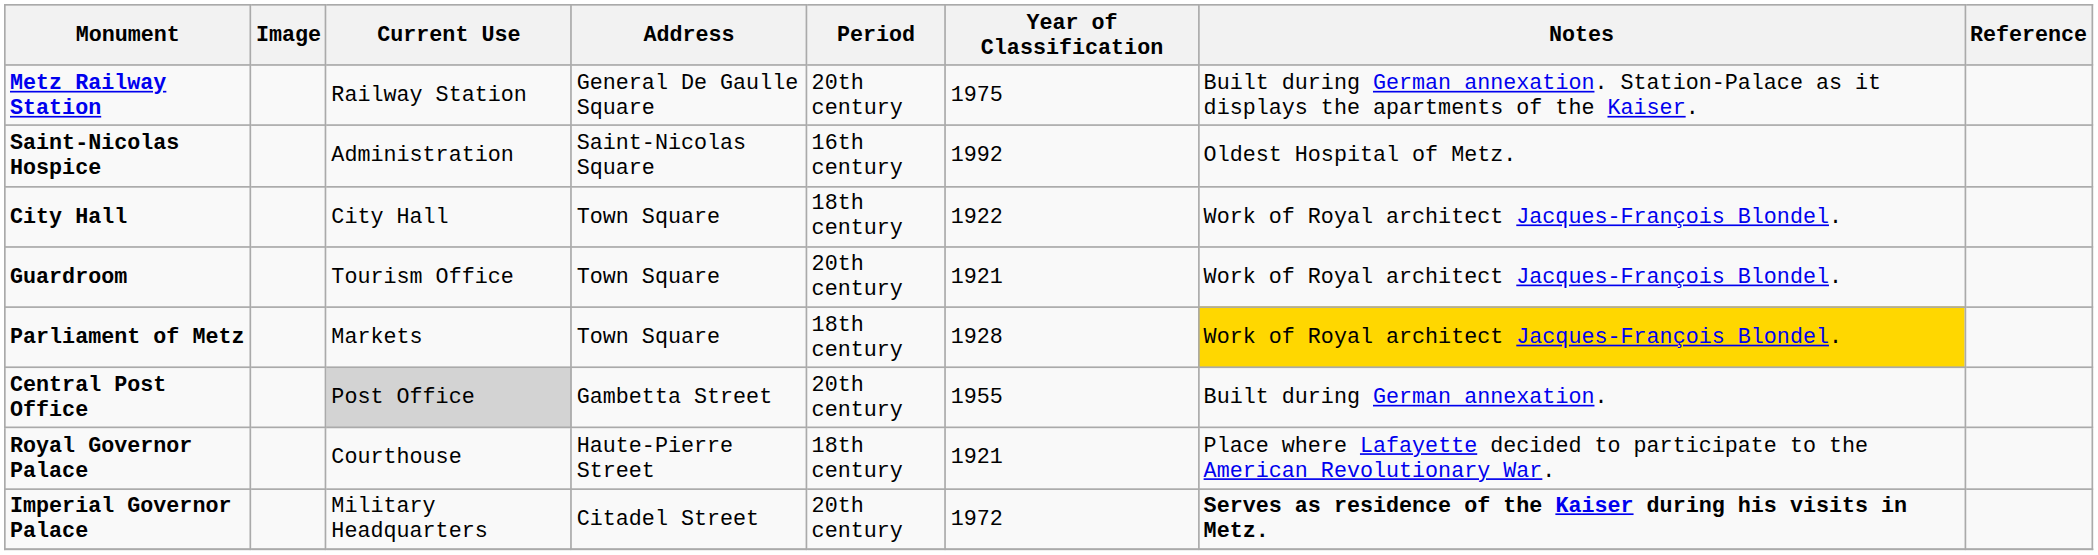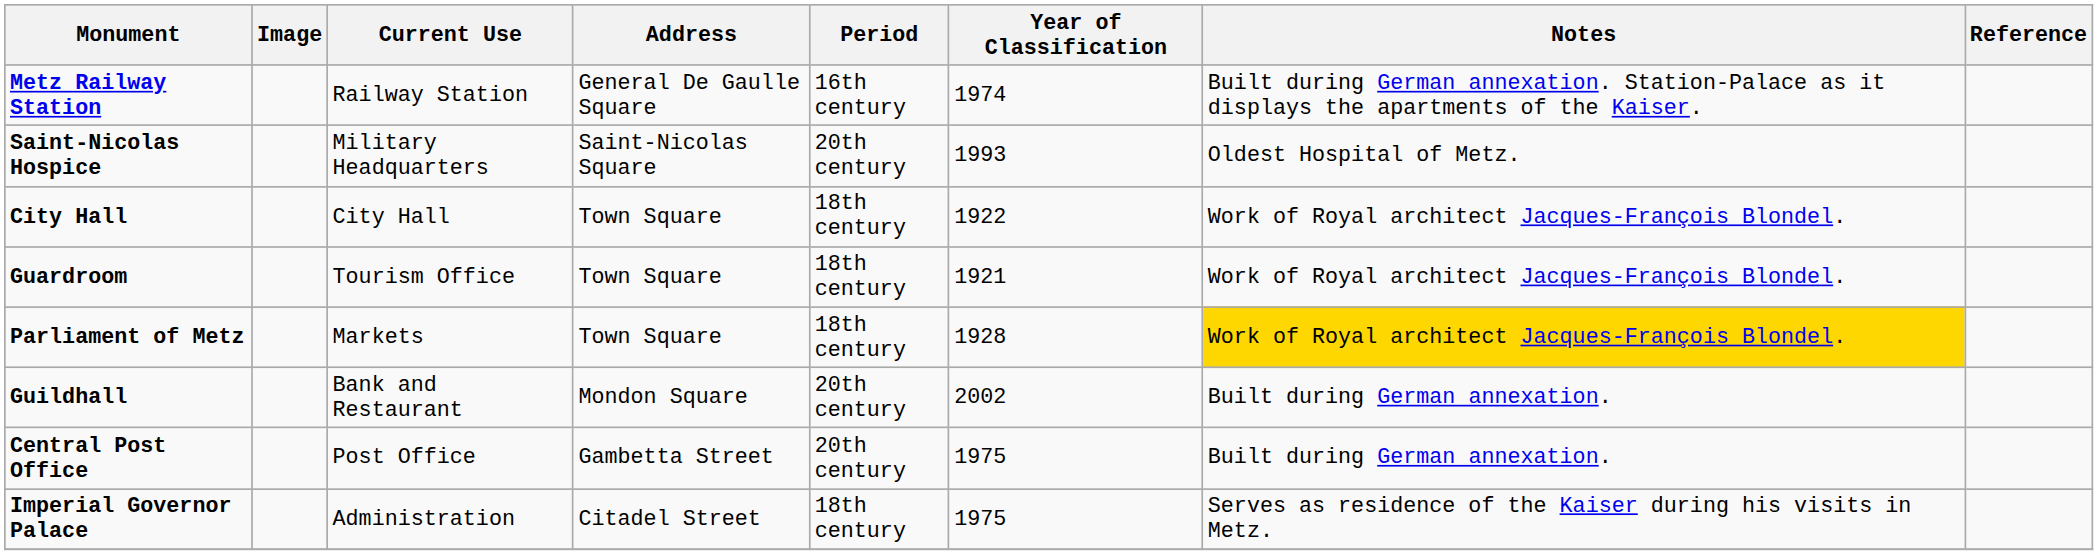(857, 95) 20th century -> (860, 95) 16th century
(977, 95) 1975 -> (980, 95) 1974
(423, 156) Administration -> (411, 156) Military Headquarters
(857, 156) 16th century -> (860, 156) 20th century
(977, 156) 1992 -> (980, 156) 1993
(857, 277) 20th century -> (860, 277) 18th century
+ row: (69, 398)
(403, 398) lightgrey background -> (404, 458) no background
(977, 398) 1955 -> (980, 458) 1975
- row: (101, 458)
(410, 519) Military Headquarters -> (424, 519) Administration
(857, 519) 20th century -> (860, 519) 18th century
(977, 519) 1972 -> (980, 519) 1975
(1555, 519) bold -> (1560, 519) normal
